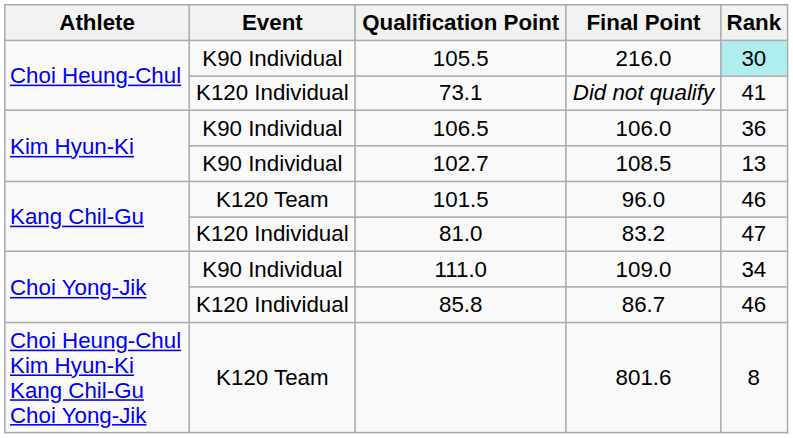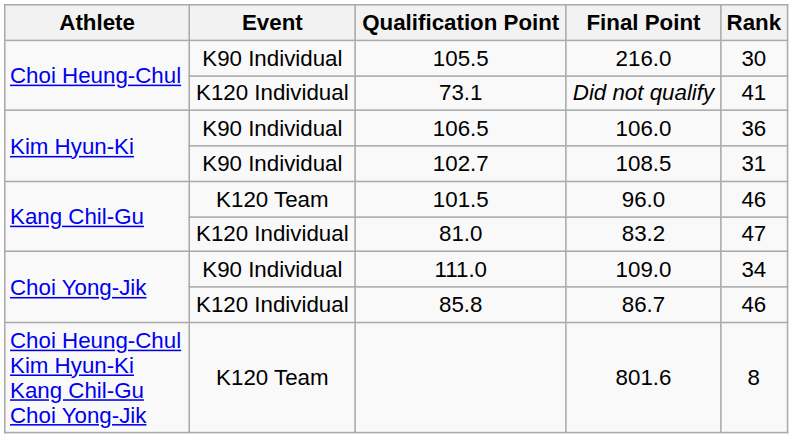(754, 58) paleturquoise background -> (754, 58) no background
(754, 164) 13 -> (754, 164) 31
